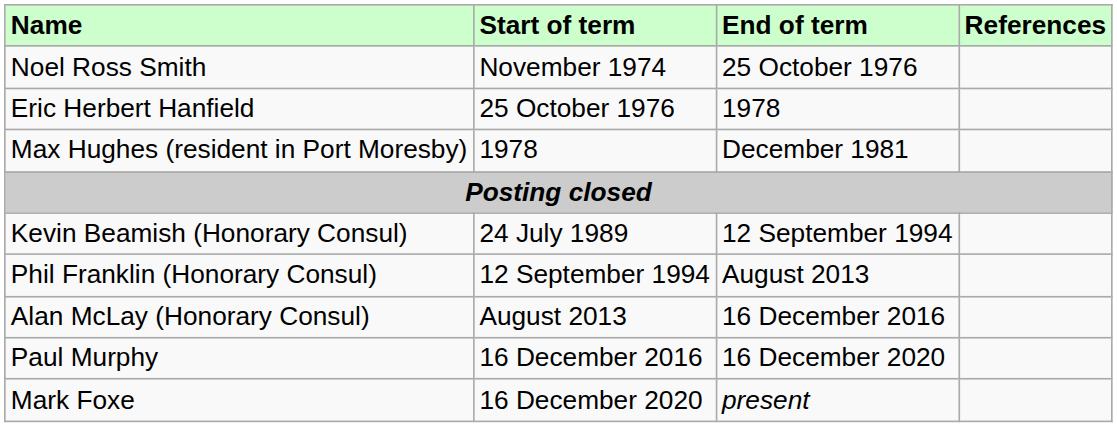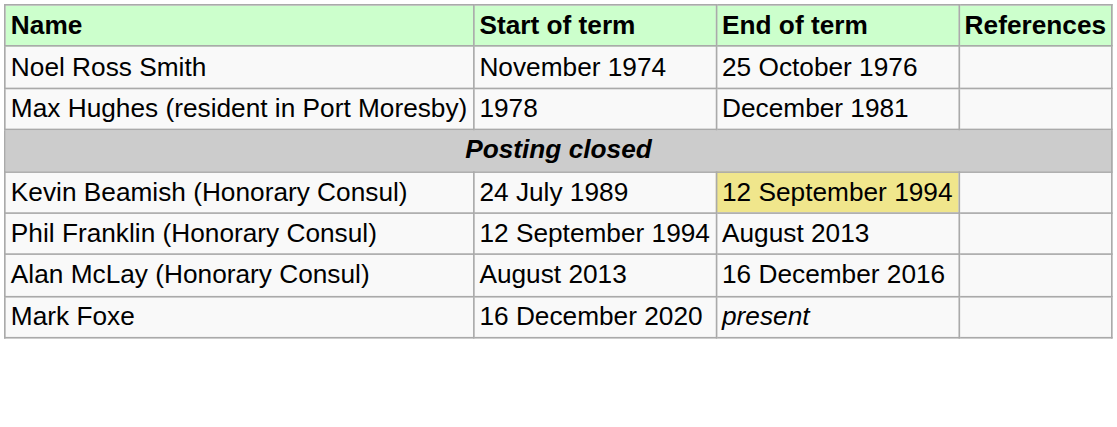- row: (133, 108)
(837, 233) no background -> (837, 191) khaki background
- row: (85, 358)
